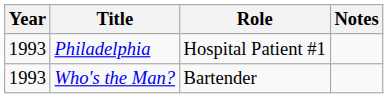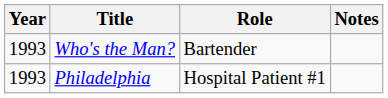rows swapped: (115, 78) <-> (102, 48)
